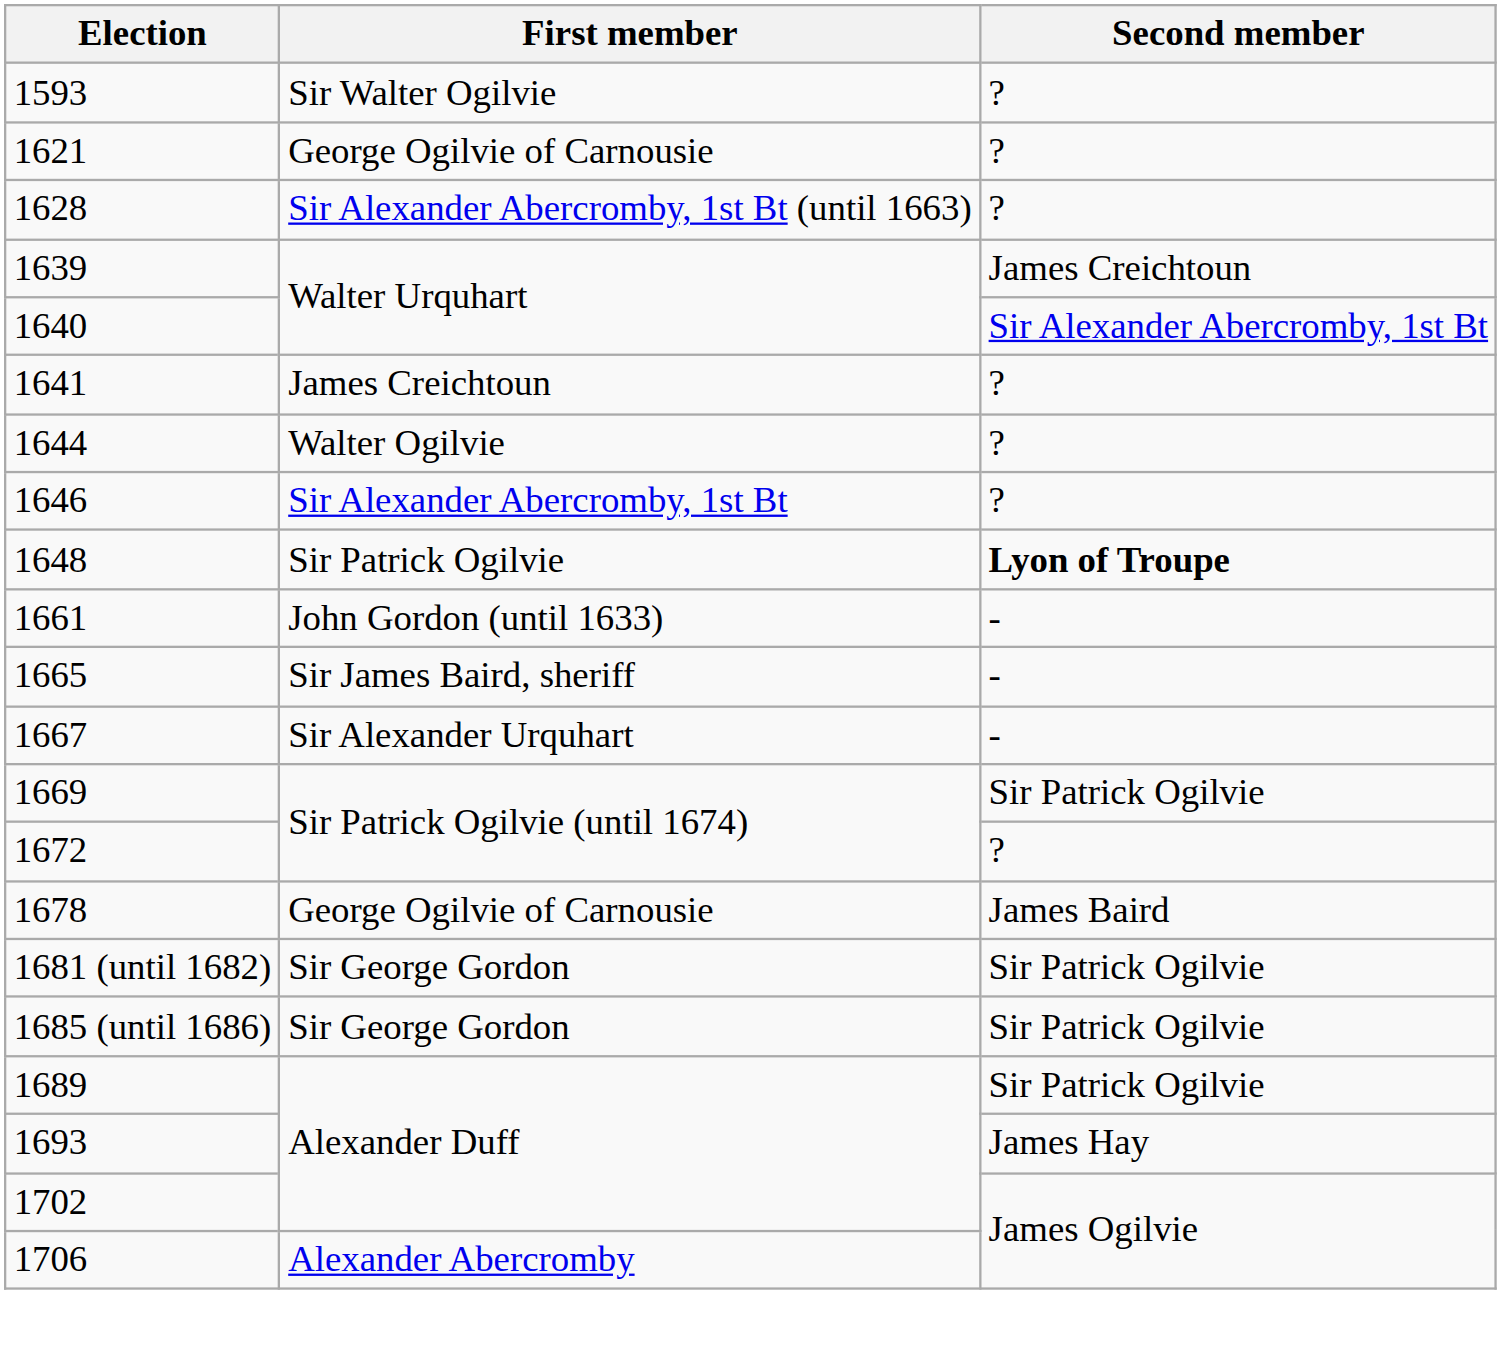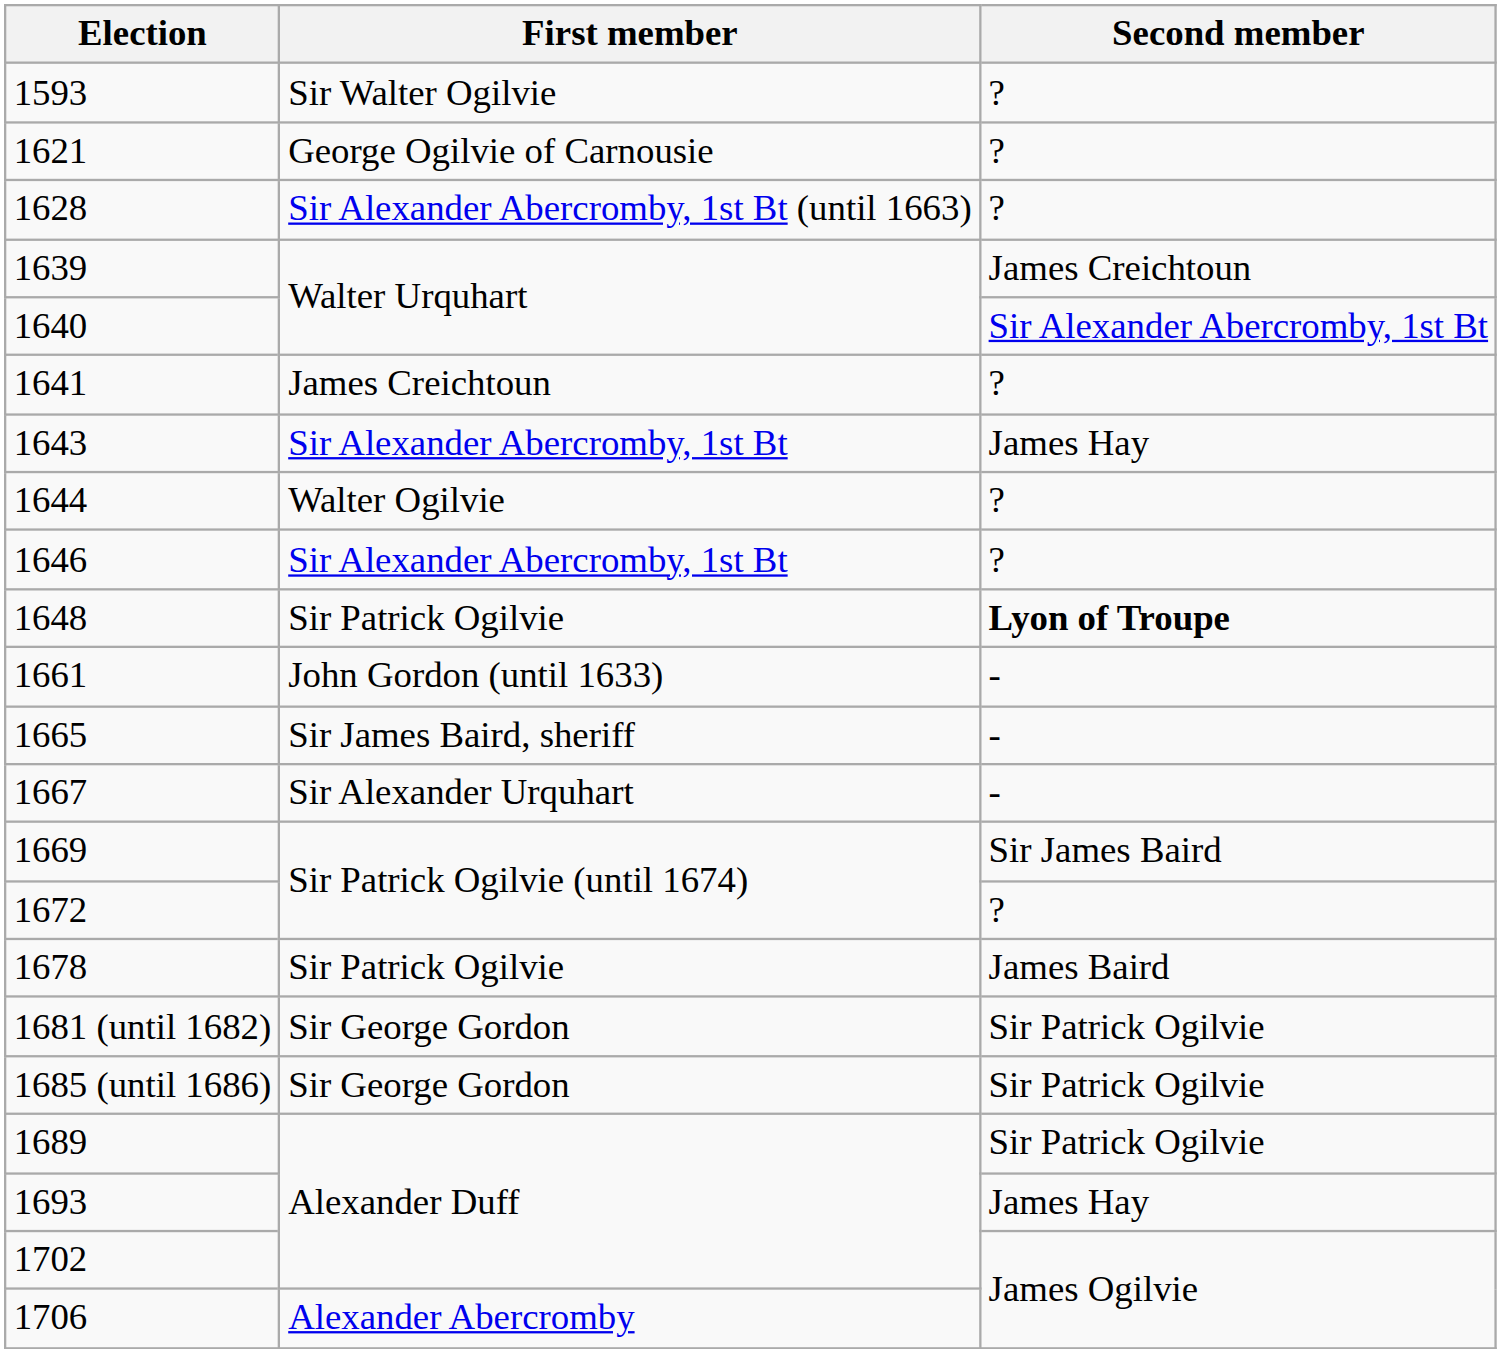+ row: (50, 442)
(1127, 792) Sir Patrick Ogilvie -> (1105, 850) Sir James Baird
(501, 909) George Ogilvie of Carnousie -> (426, 967) Sir Patrick Ogilvie
